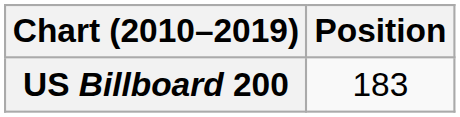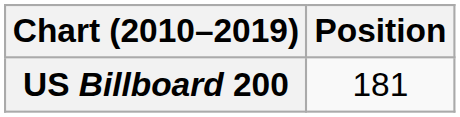(380, 84) 183 -> (380, 84) 181
